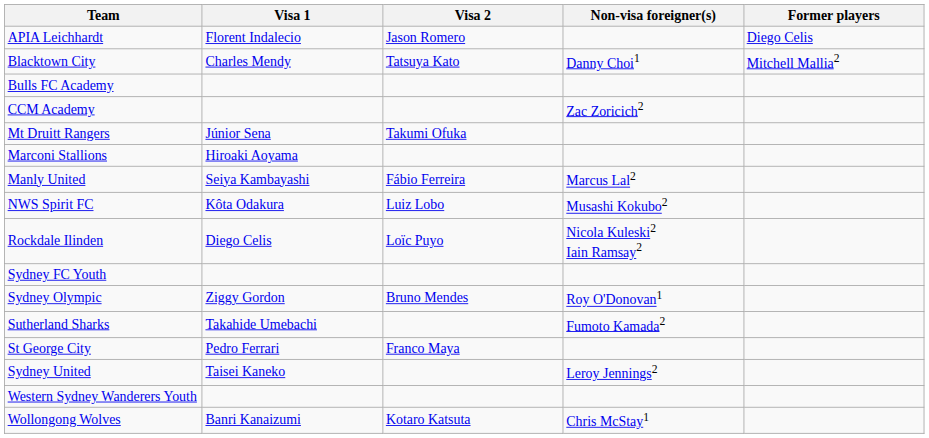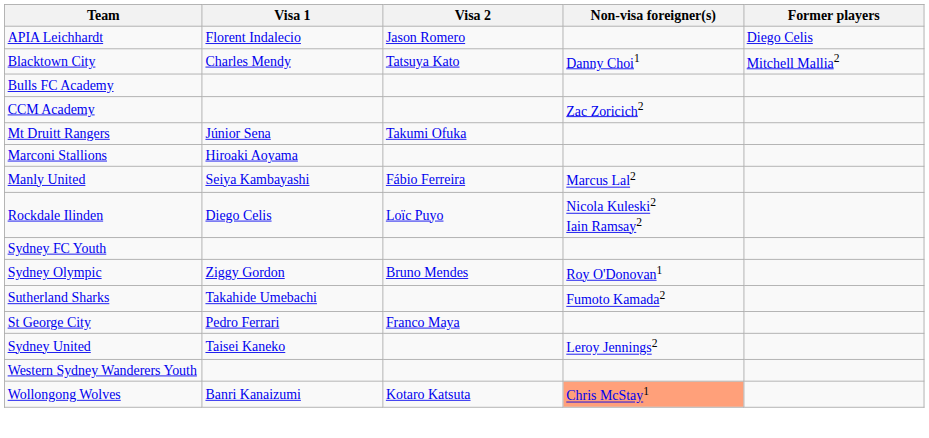- row: (51, 205)
(608, 420) no background -> (608, 394) lightsalmon background
